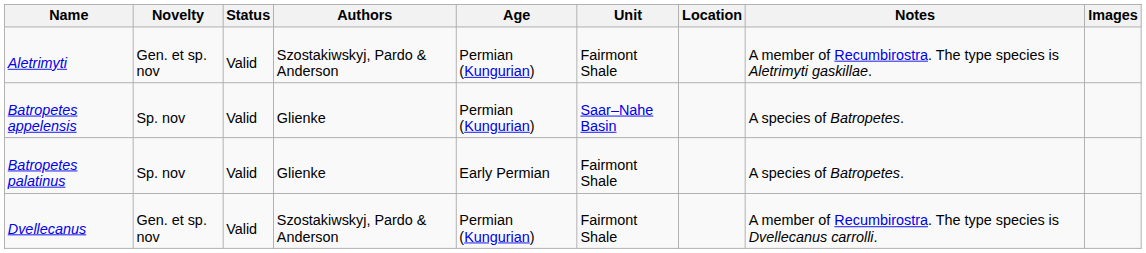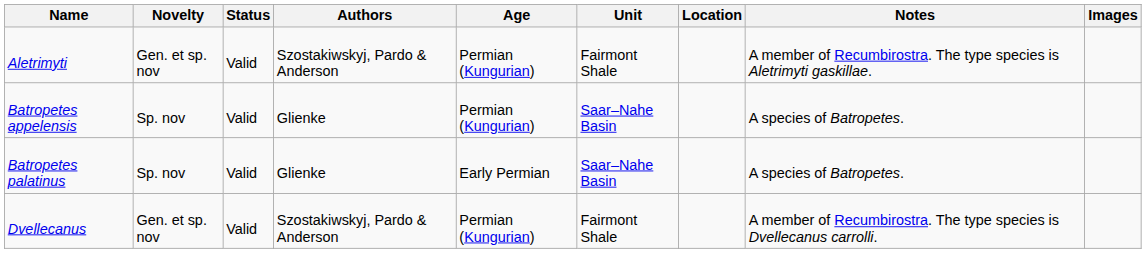(609, 173) Fairmont Shale -> (617, 173) Saar–Nahe Basin
